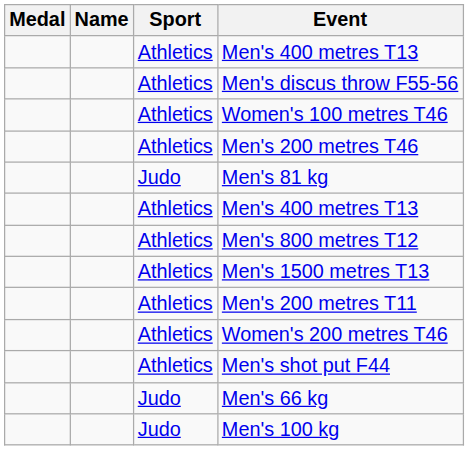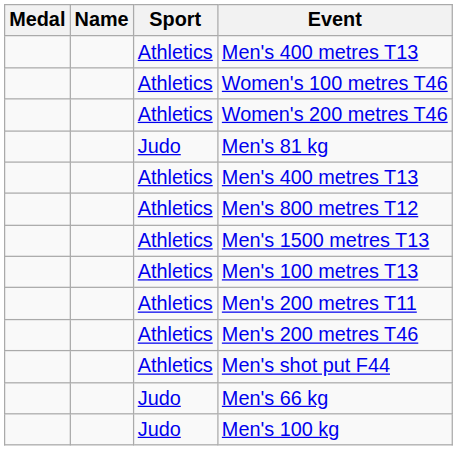- row: (175, 83)
rows swapped: (175, 334) <-> (175, 146)
+ row: (175, 271)
